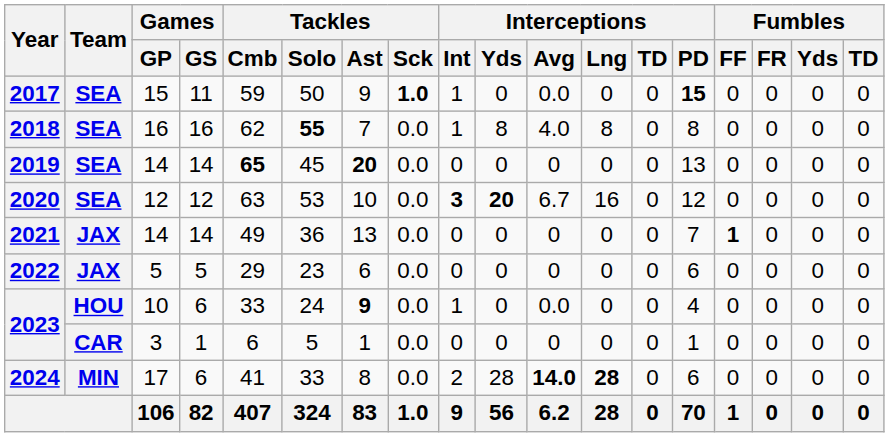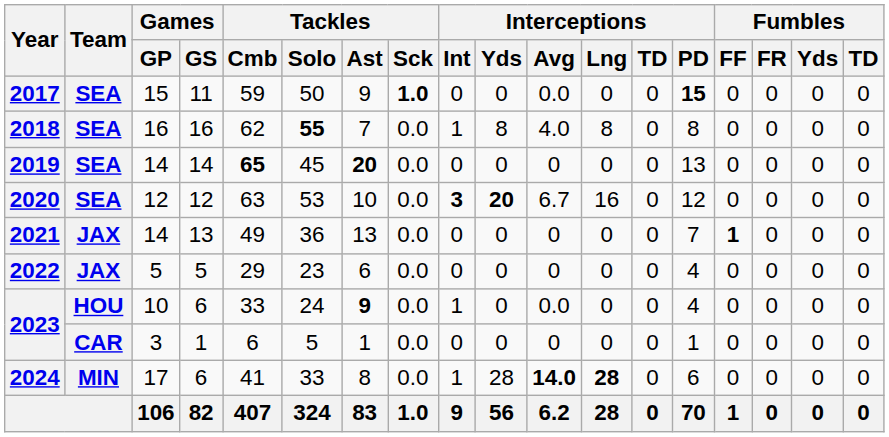(457, 93) 1 -> (457, 93) 0
(201, 235) 14 -> (201, 235) 13
(693, 270) 6 -> (693, 270) 4
(457, 377) 2 -> (457, 377) 1
